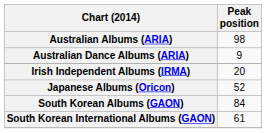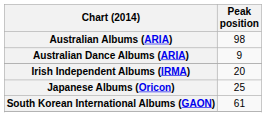(239, 87) 52 -> (239, 87) 25
- row: (111, 103)
